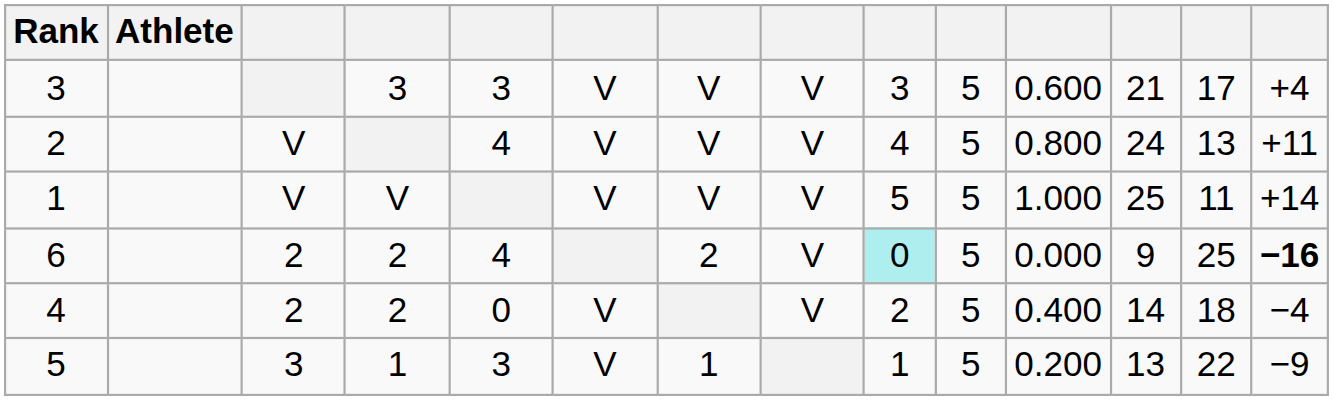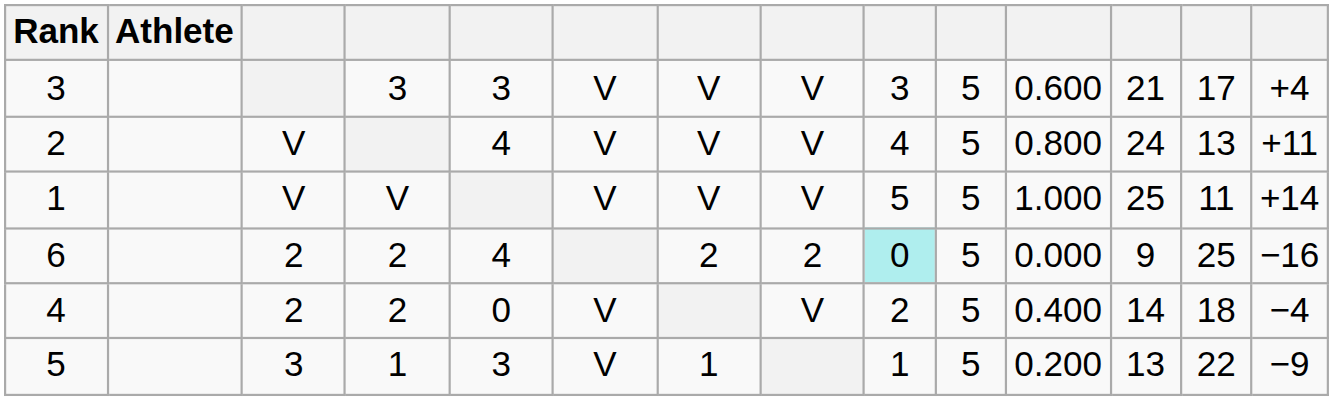(812, 254) V -> (812, 254) 2
(1290, 254) bold -> (1290, 254) normal
